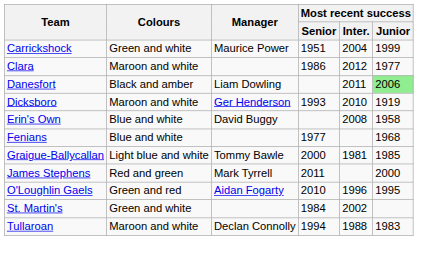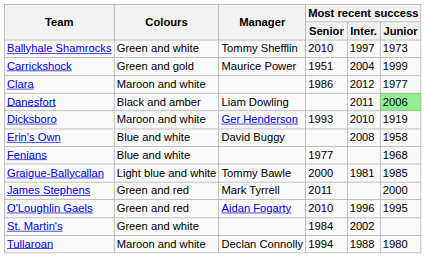+ row: (59, 48)
(150, 48) Green and white -> (155, 66) Green and gold
(146, 173) Red and green -> (153, 191) Green and red
(388, 226) 1983 -> (395, 244) 1980
